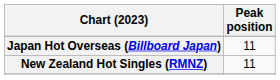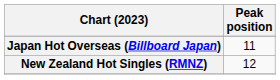(249, 64) 11 -> (249, 64) 12
